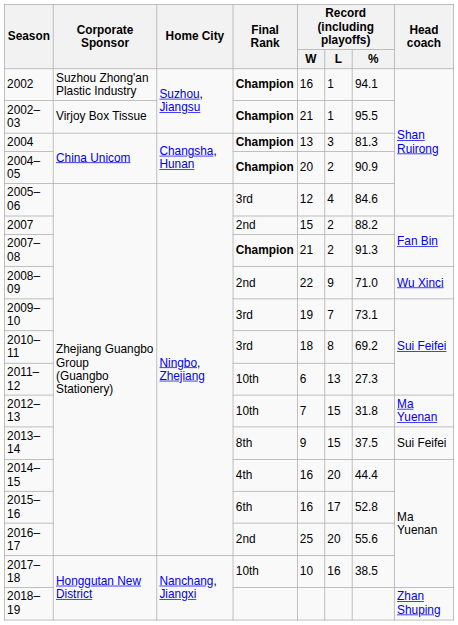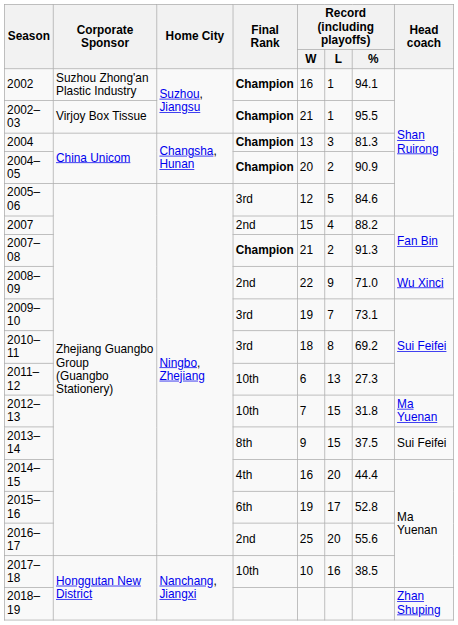(331, 199) 4 -> (331, 199) 5
(331, 225) 2 -> (331, 225) 4
(306, 507) 16 -> (306, 507) 19
